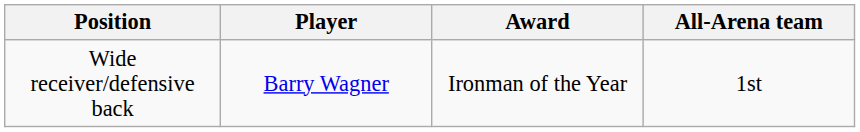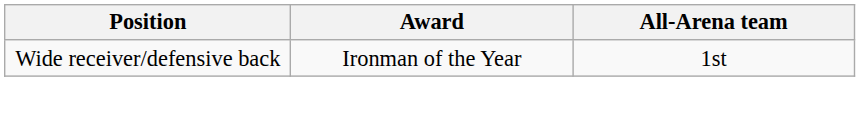- column: (326, 22)
